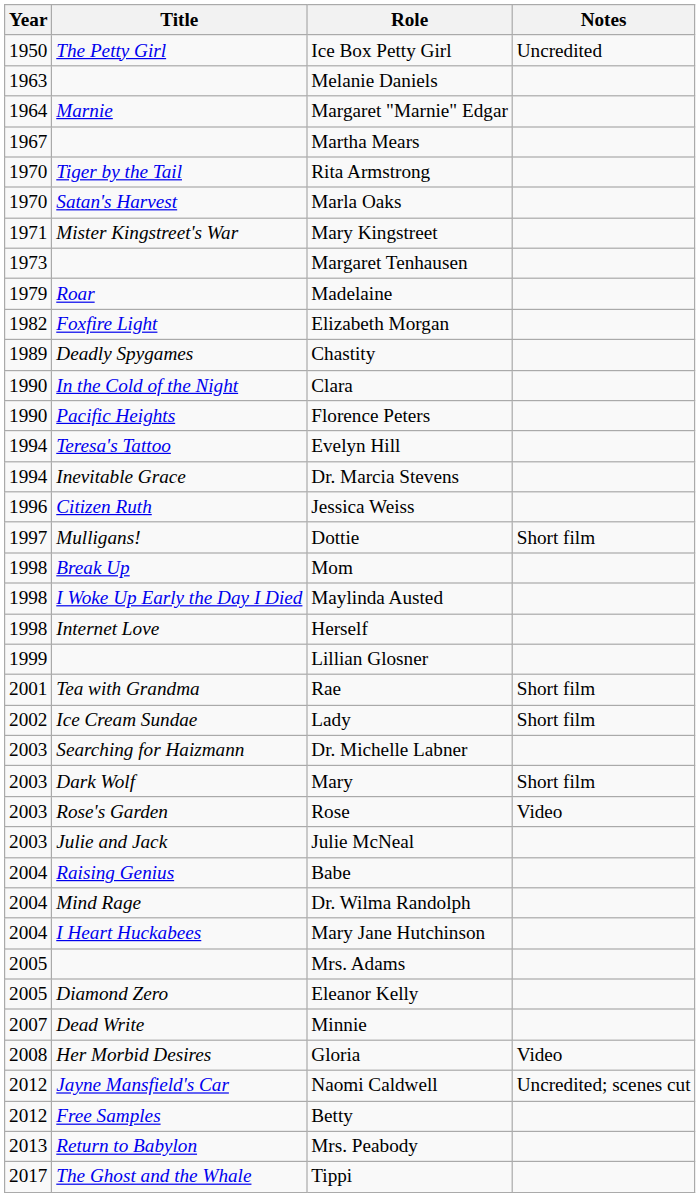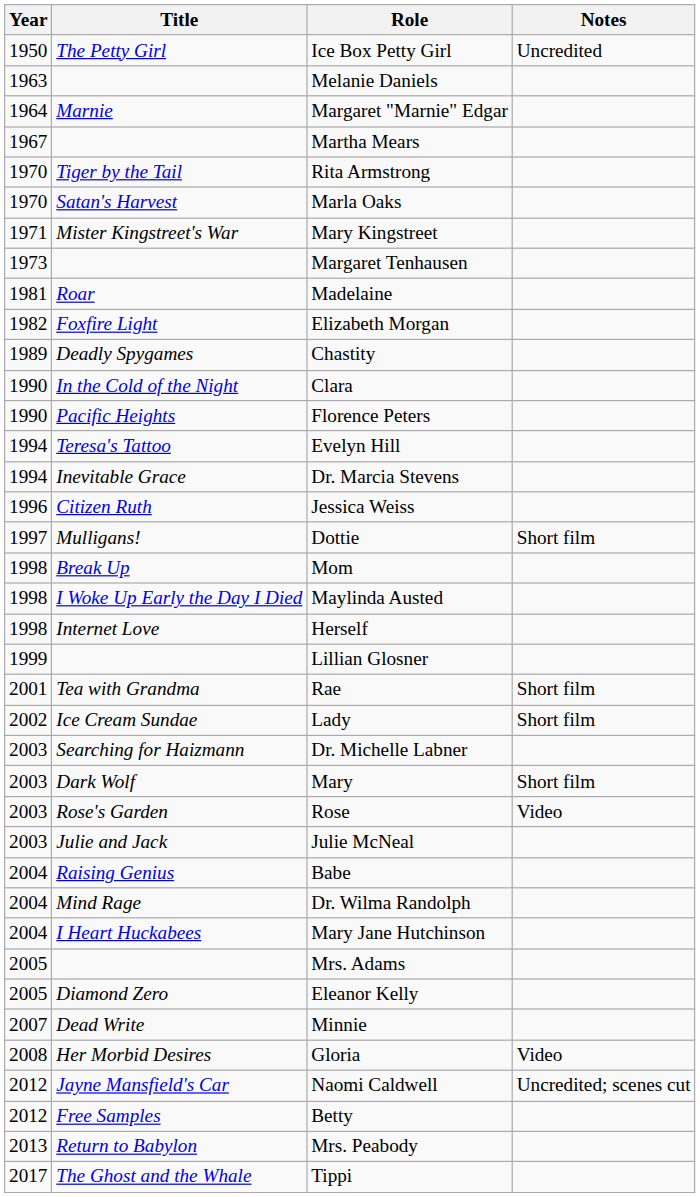(28, 293) 1979 -> (28, 293) 1981
